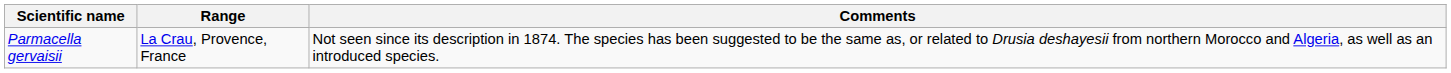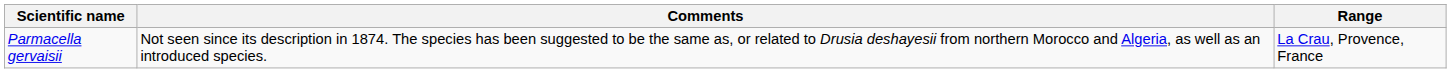columns swapped: (223, 16) <-> (878, 16)
